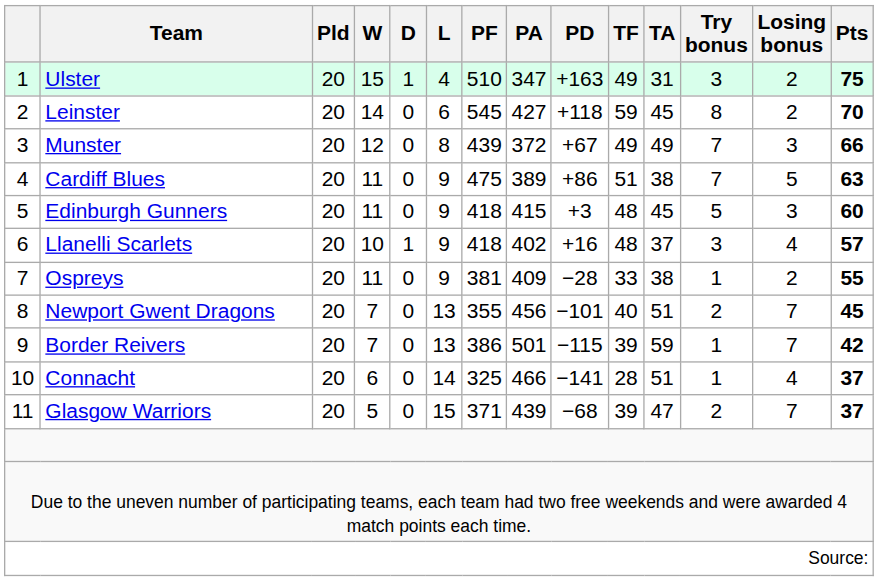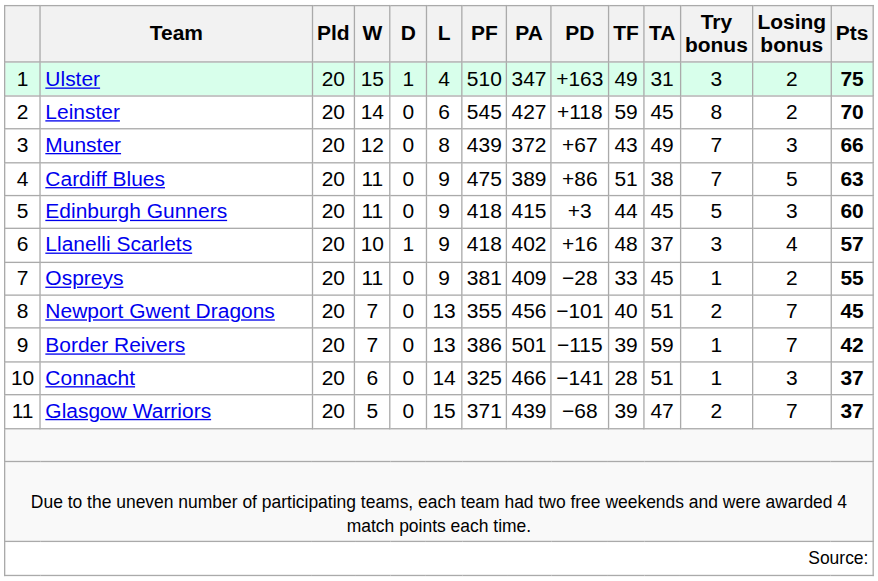(626, 145) 49 -> (626, 145) 43
(626, 211) 48 -> (626, 211) 44
(662, 278) 38 -> (662, 278) 45
(792, 378) 4 -> (792, 378) 3
